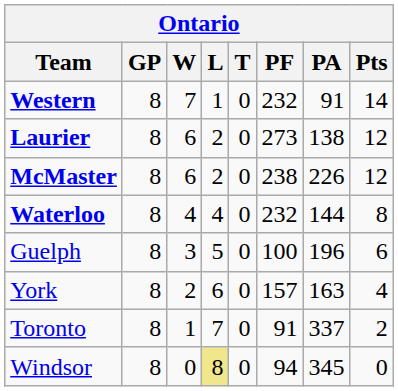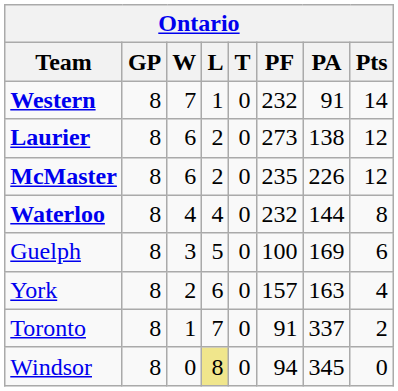(280, 175) 238 -> (280, 175) 235
(327, 251) 196 -> (327, 251) 169
